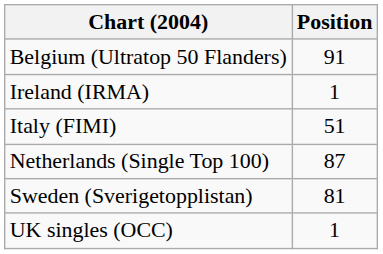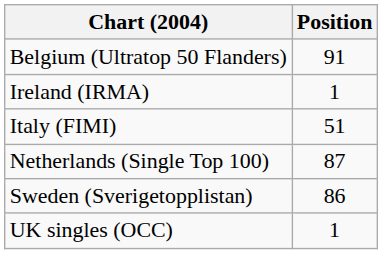(335, 195) 81 -> (335, 195) 86
